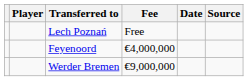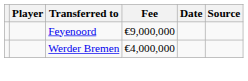- row: (77, 31)
(150, 48) €4,000,000 -> (150, 31) €9,000,000
(150, 66) €9,000,000 -> (150, 48) €4,000,000
